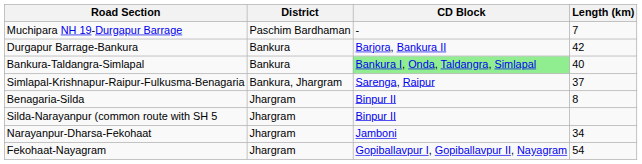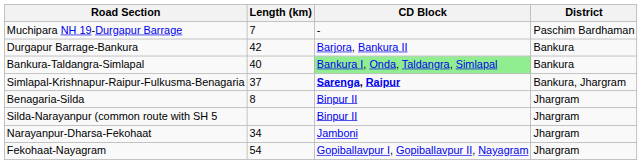columns swapped: (300, 13) <-> (603, 13)
(395, 82) normal -> (358, 82) bold
